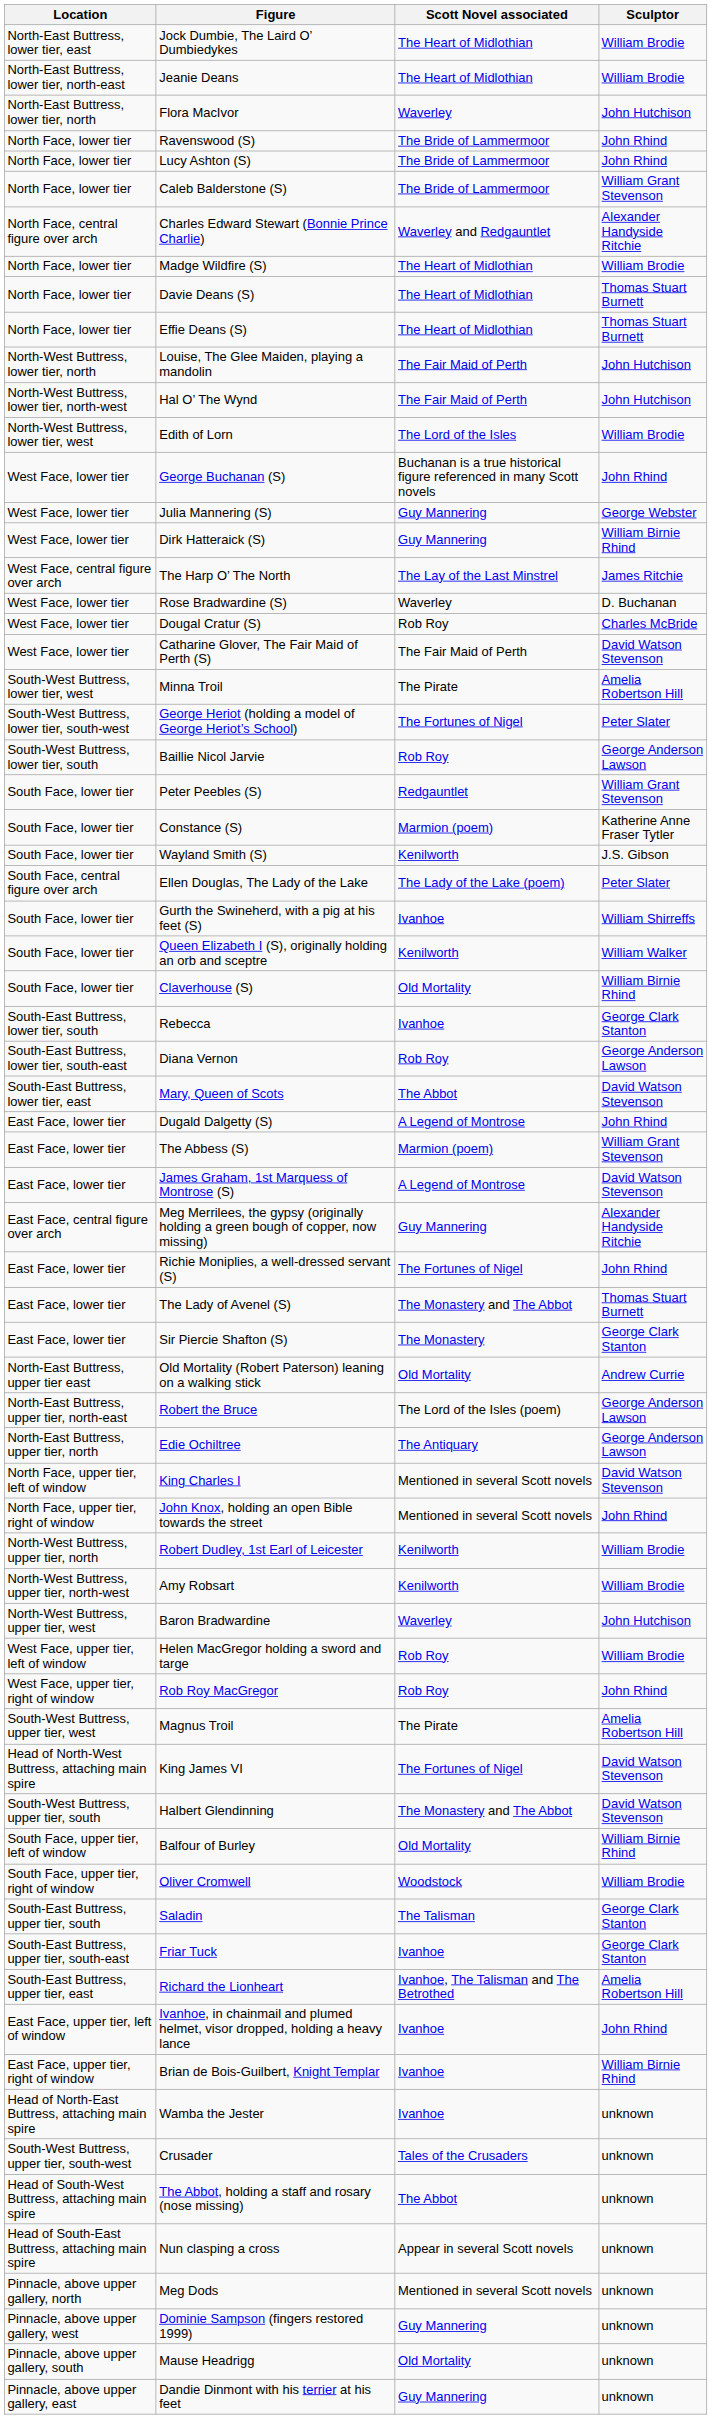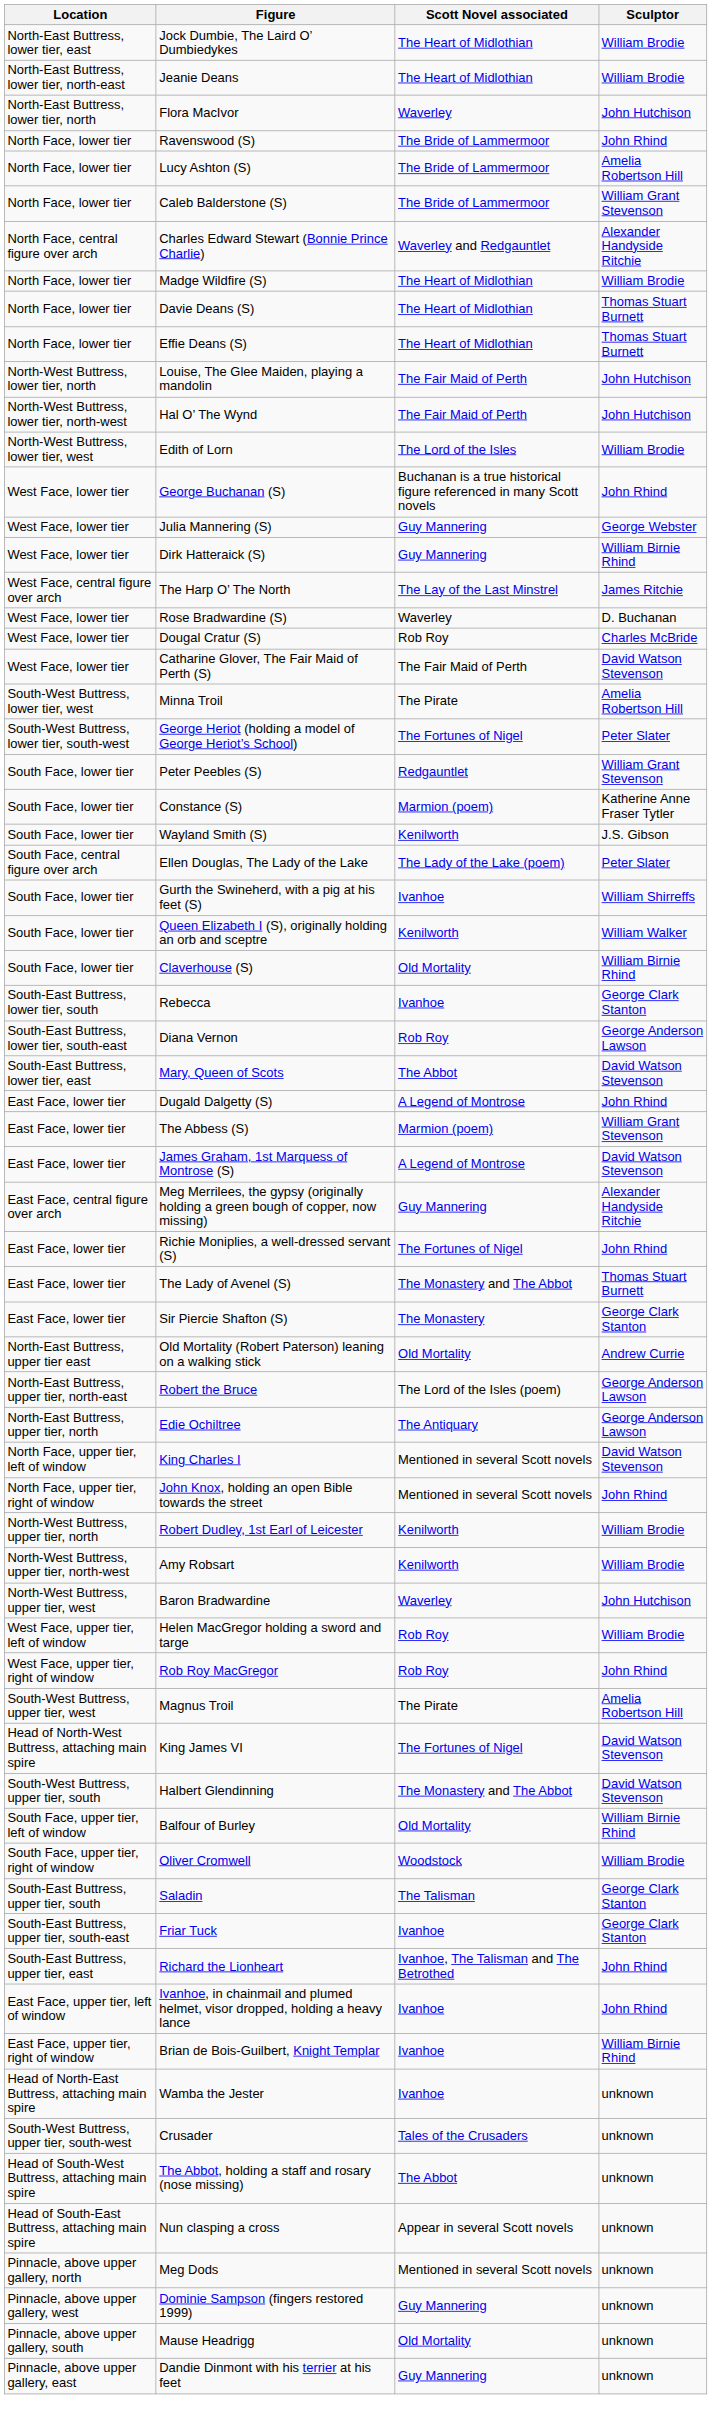(634, 161) John Rhind -> (642, 168) Amelia Robertson Hill
- row: (212, 757)
(642, 1986) Amelia Robertson Hill -> (634, 1966) John Rhind
